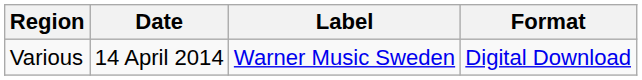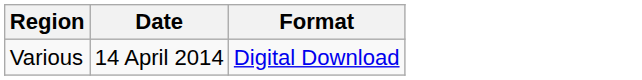- column: (345, 22)
